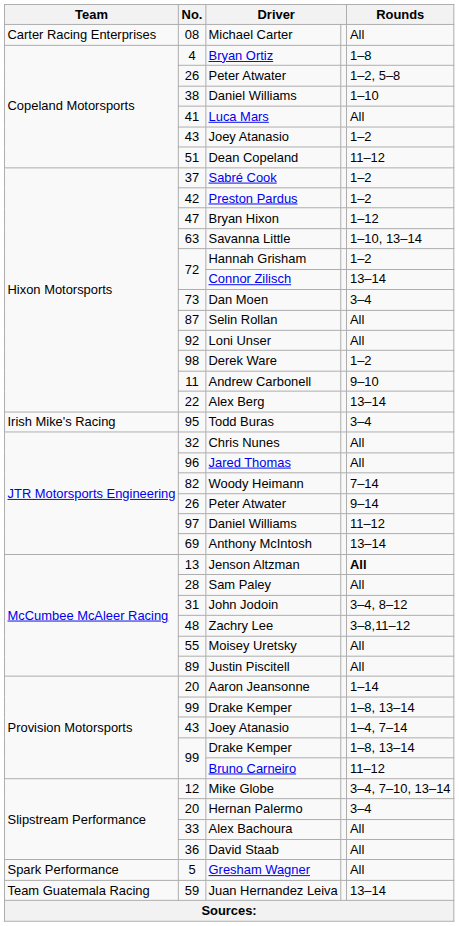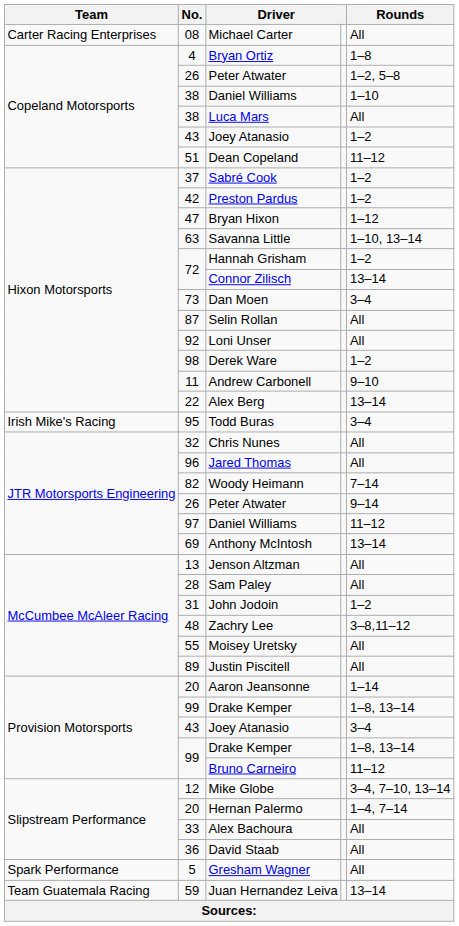(192, 116) 41 -> (192, 116) 38
(358, 564) bold -> (357, 564) normal
(379, 605) 3–4, 8–12 -> (361, 605) 1–2
(379, 727) 1–4, 7–14 -> (361, 727) 3–4
(361, 809) 3–4 -> (379, 809) 1–4, 7–14
